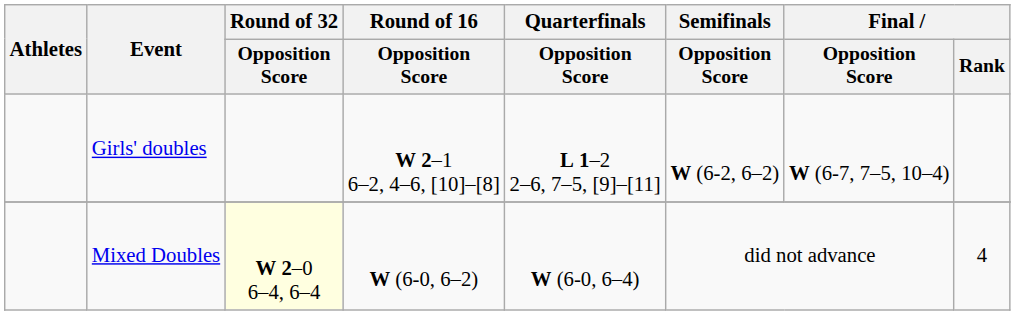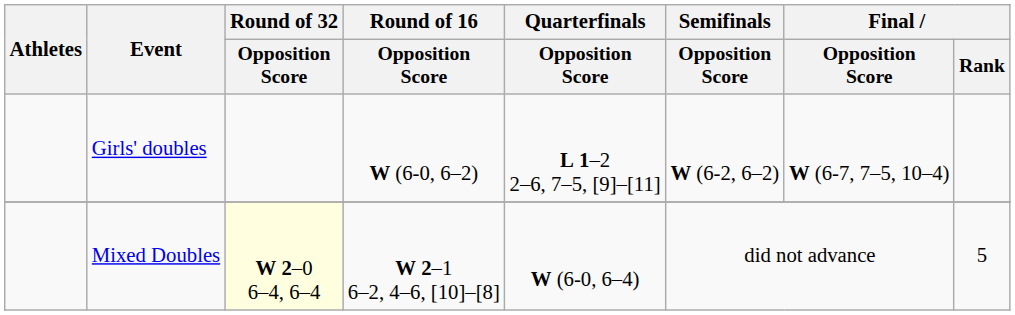(424, 172) W 2–1 6–2, 4–6, [10]–[8] -> (424, 172) W (6-0, 6–2)
(424, 280) W (6-0, 6–2) -> (424, 280) W 2–1 6–2, 4–6, [10]–[8]
(982, 255) 4 -> (982, 255) 5
